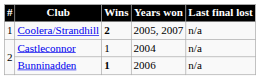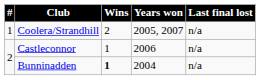(107, 30) bold -> (107, 30) normal
(145, 48) 2004 -> (145, 48) 2006
(145, 65) 2006 -> (145, 65) 2004
